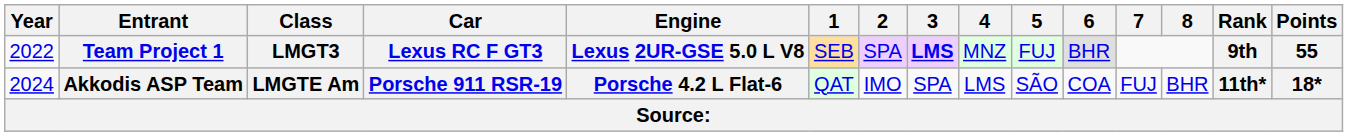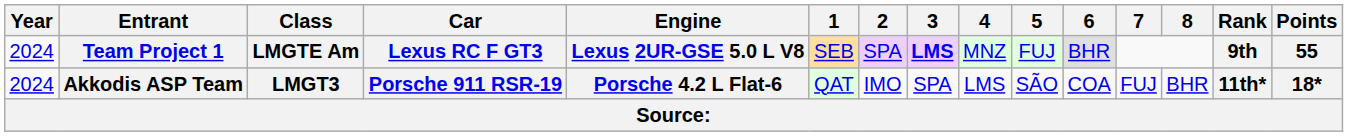(32, 52) 2022 -> (32, 52) 2024
(306, 52) LMGT3 -> (306, 52) LMGTE Am
(306, 83) LMGTE Am -> (306, 83) LMGT3
